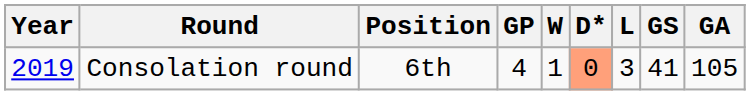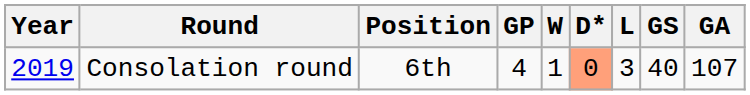(663, 69) 41 -> (663, 69) 40
(715, 69) 105 -> (715, 69) 107
